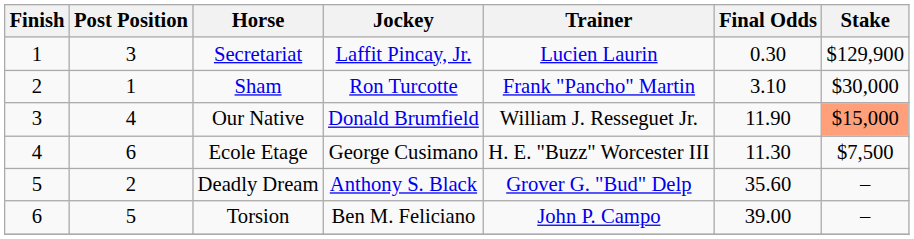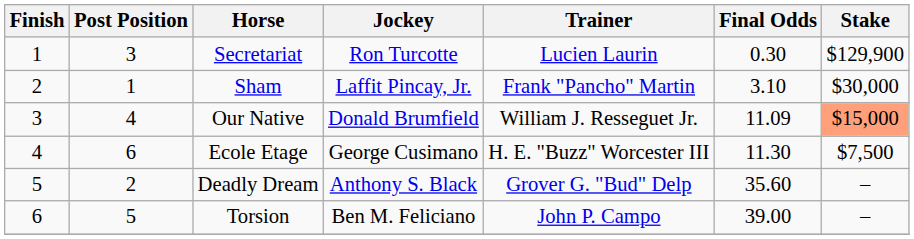(403, 53) Laffit Pincay, Jr. -> (403, 53) Ron Turcotte
(403, 86) Ron Turcotte -> (403, 86) Laffit Pincay, Jr.
(768, 119) 11.90 -> (768, 119) 11.09
